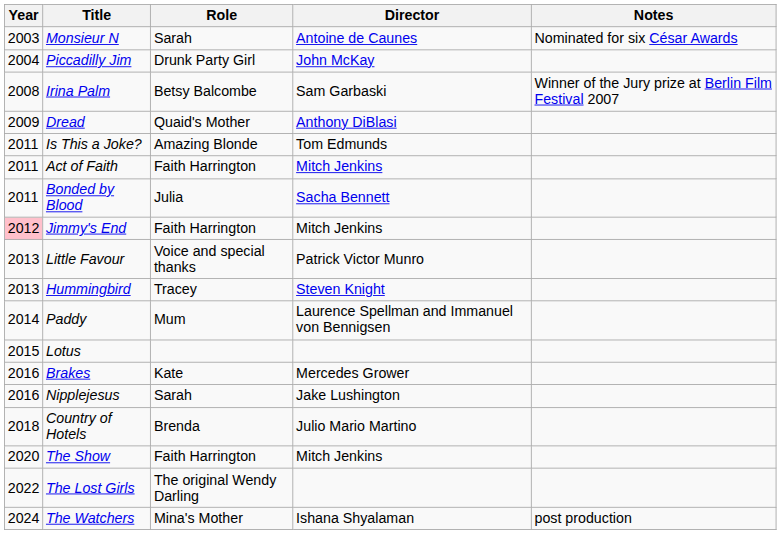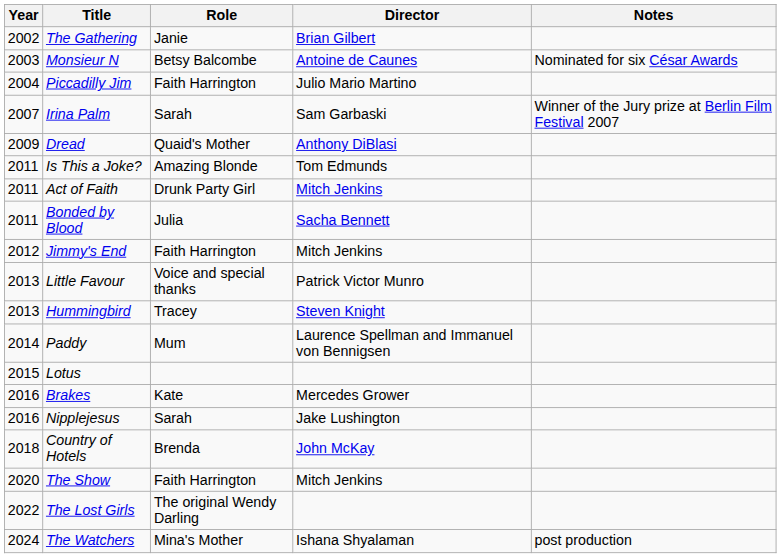+ row: (91, 38)
(173, 38) Sarah -> (205, 60) Betsy Balcombe
(205, 60) Drunk Party Girl -> (205, 83) Faith Harrington
(335, 60) John McKay -> (356, 83) Julio Mario Martino
(24, 91) 2008 -> (24, 114) 2007
(205, 91) Betsy Balcombe -> (173, 114) Sarah
(205, 167) Faith Harrington -> (205, 189) Drunk Party Girl
(24, 228) pink background -> (24, 251) no background
(356, 426) Julio Mario Martino -> (335, 449) John McKay
